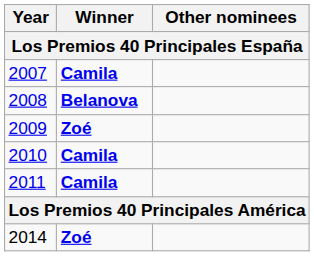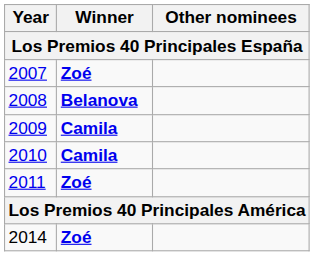(89, 73) Camila -> (76, 73) Zoé
(76, 127) Zoé -> (89, 127) Camila
(89, 182) Camila -> (76, 182) Zoé
